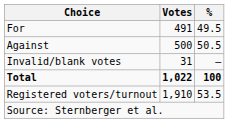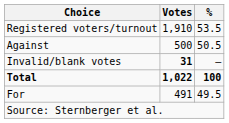rows swapped: (16, 29) <-> (82, 94)
(186, 61) normal -> (186, 61) bold
